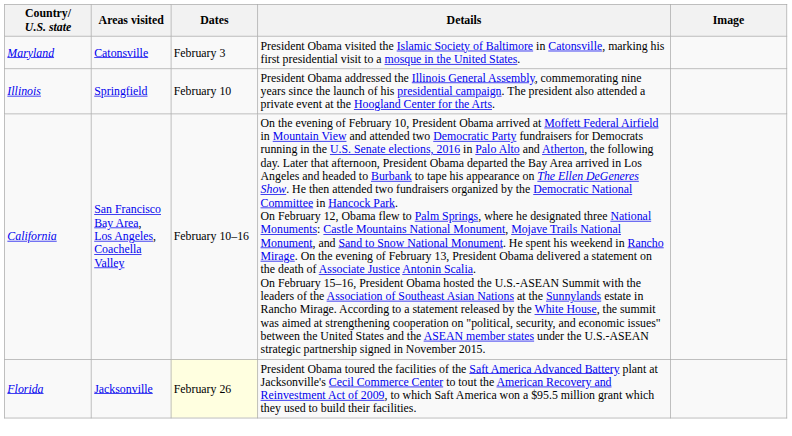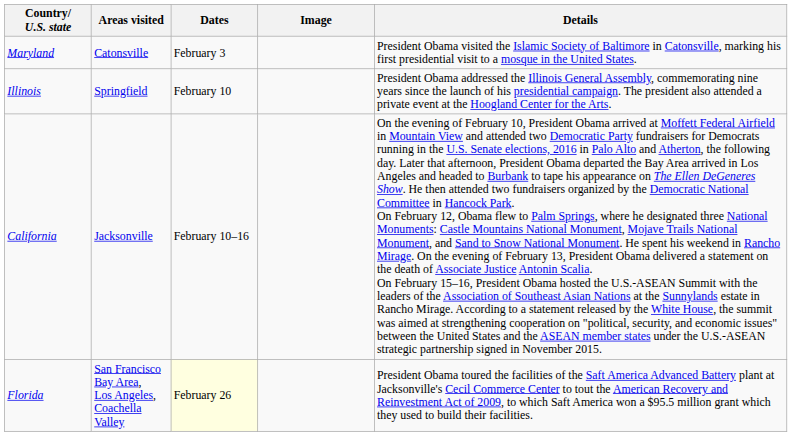columns swapped: (464, 20) <-> (728, 20)
(128, 236) San Francisco Bay Area, Los Angeles, Coachella Valley -> (123, 236) Jacksonville
(123, 388) Jacksonville -> (128, 395) San Francisco Bay Area, Los Angeles, Coachella Valley
